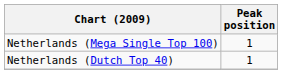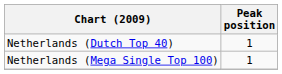rows swapped: (113, 43) <-> (90, 60)
